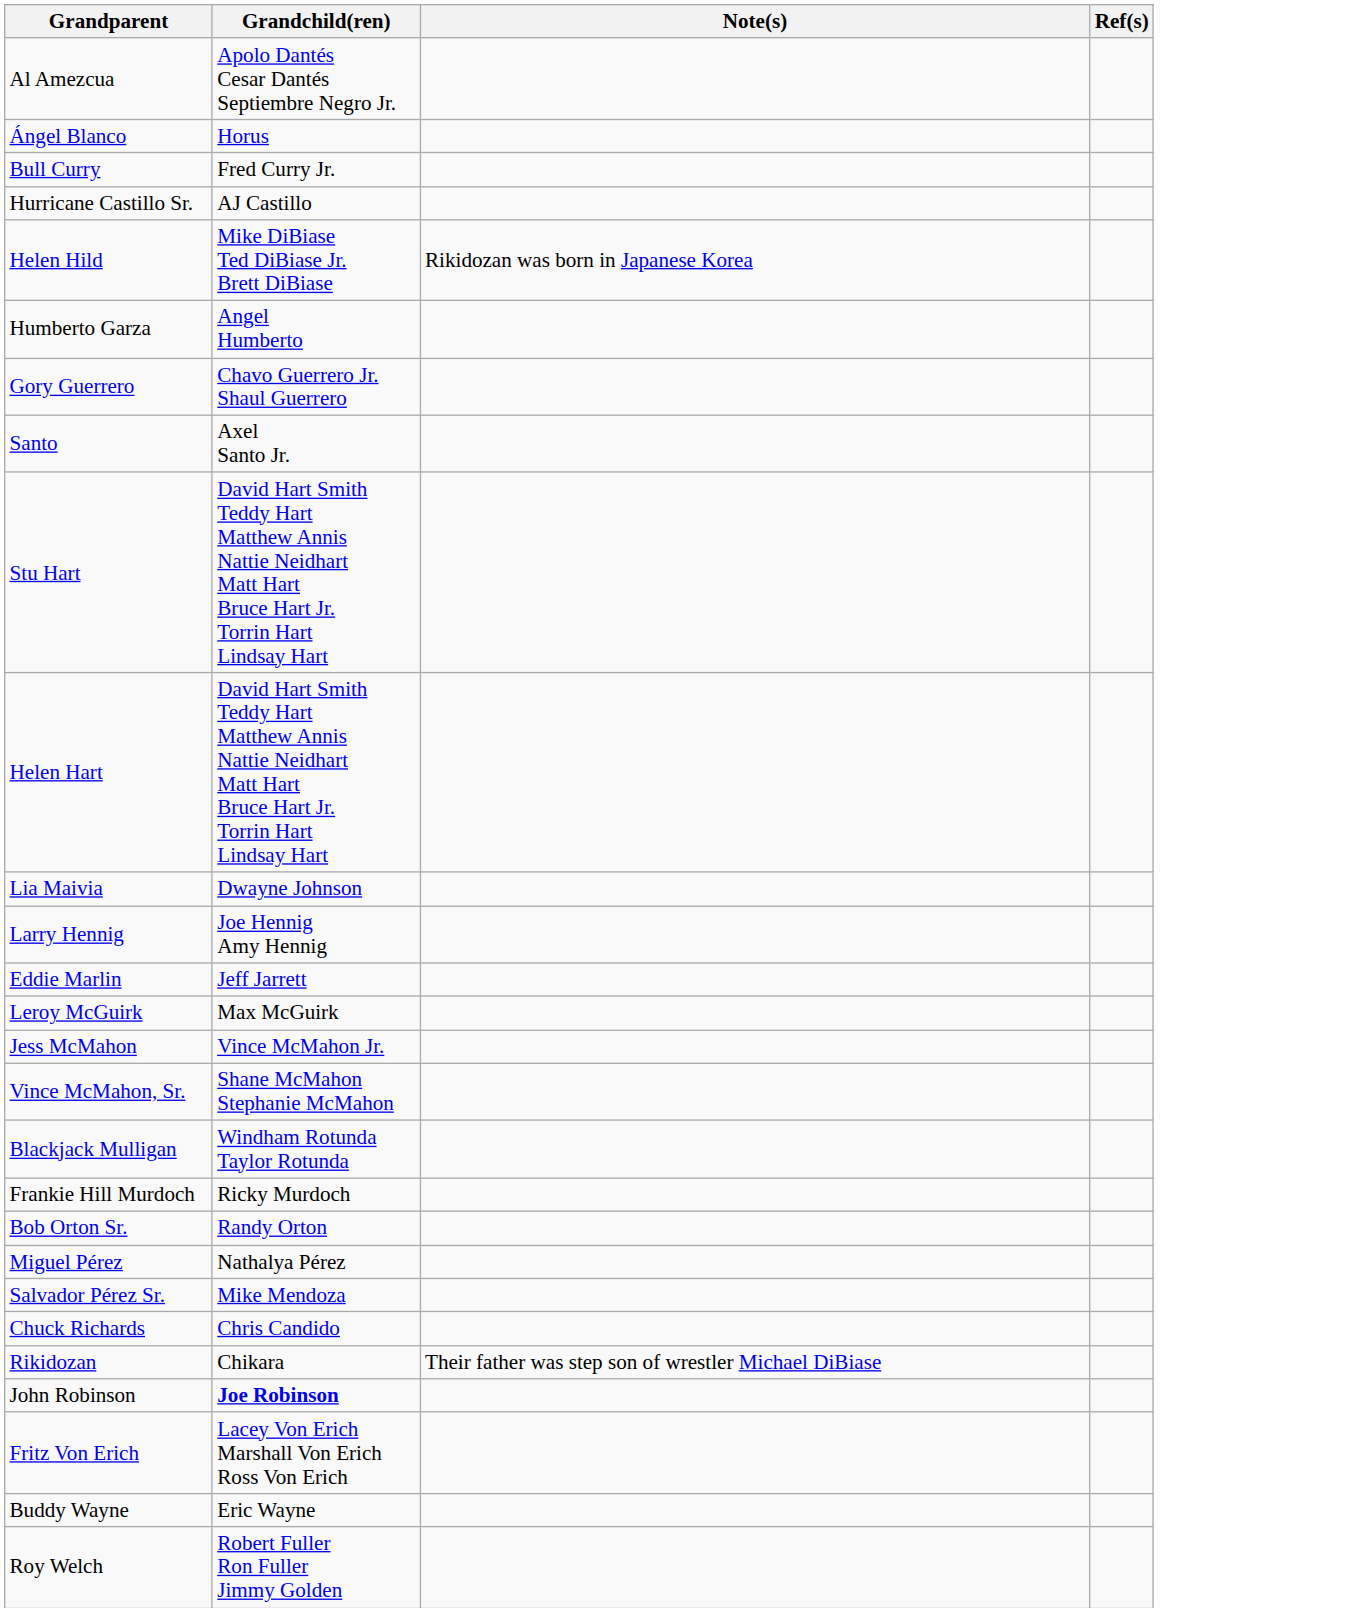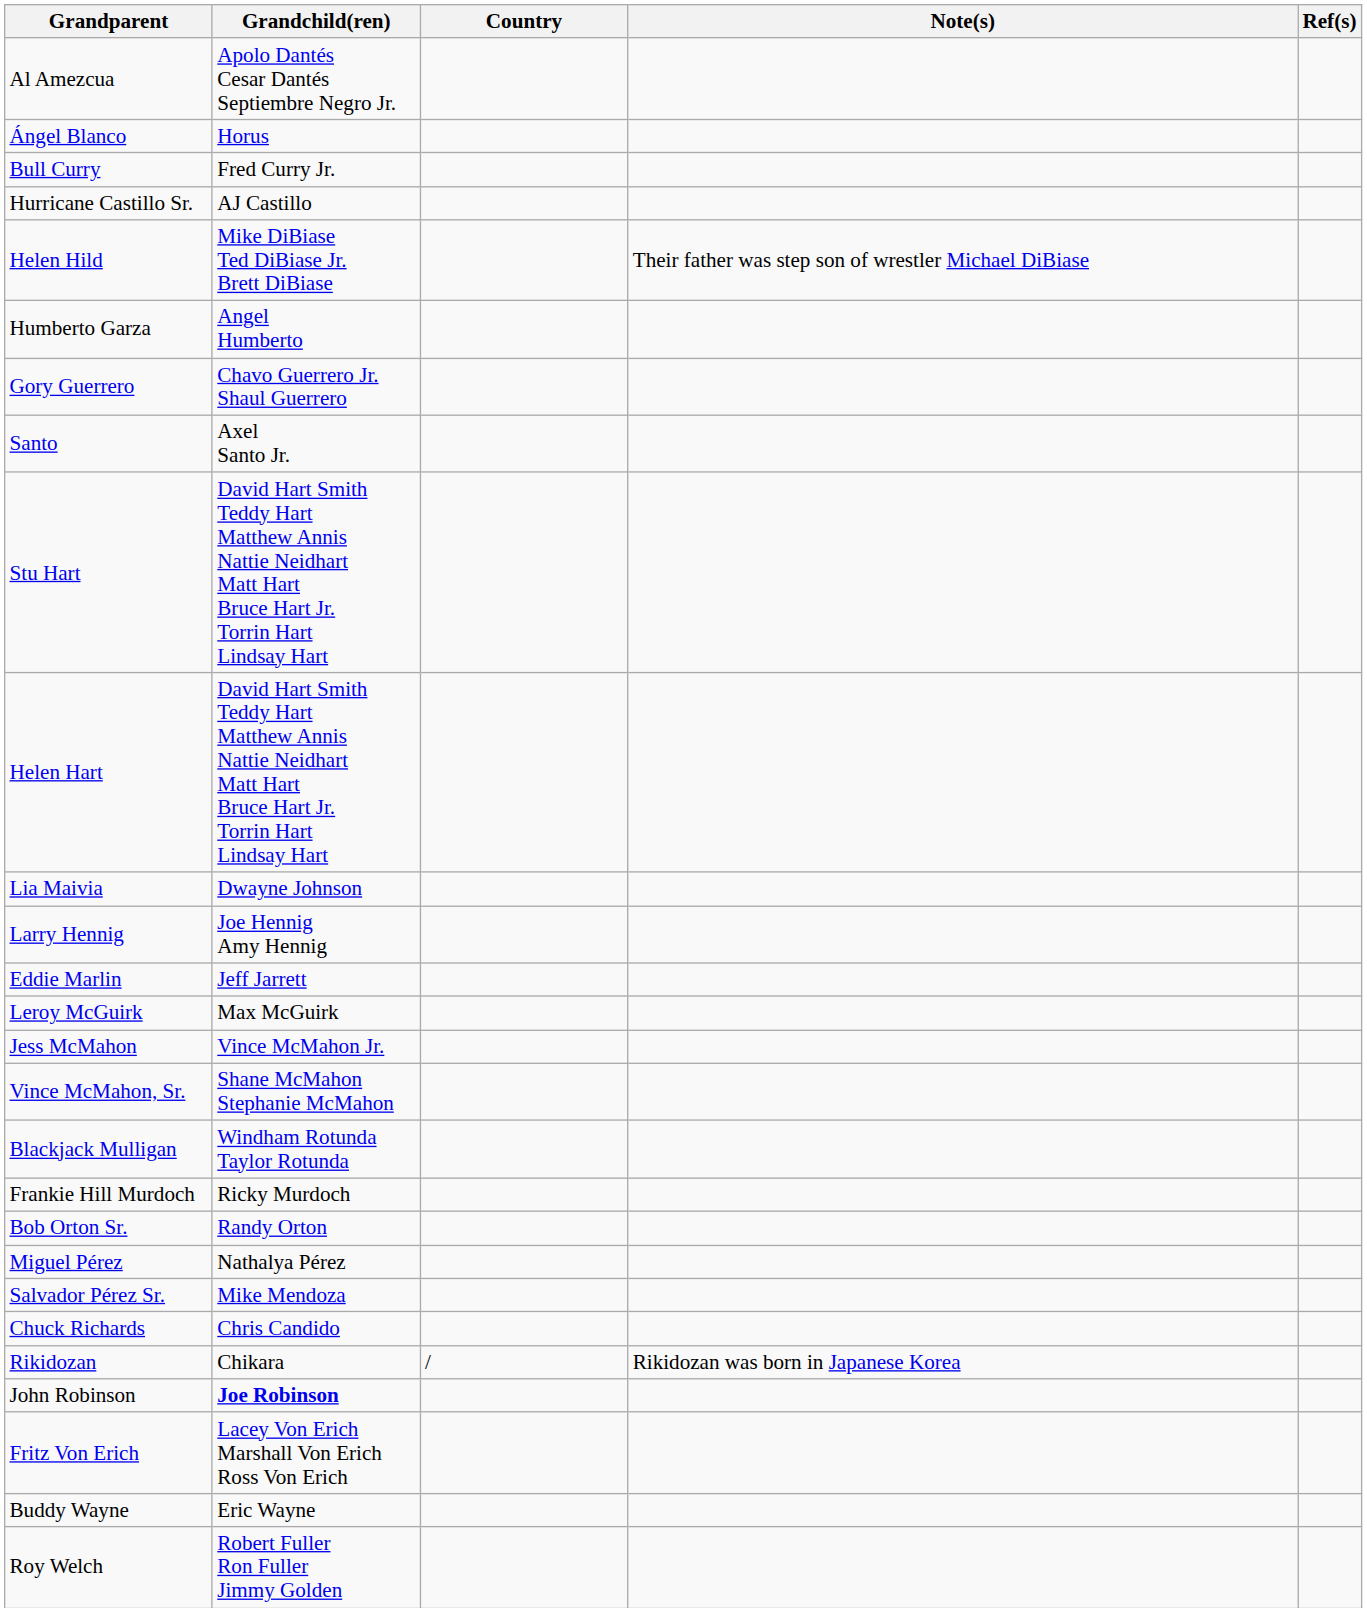+ column: (524, 21)
(589, 260) Rikidozan was born in Japanese Korea -> (861, 260) Their father was step son of wrestler Michael DiBiase
(653, 1361) Their father was step son of wrestler Michael DiBiase -> (797, 1361) Rikidozan was born in Japanese Korea
